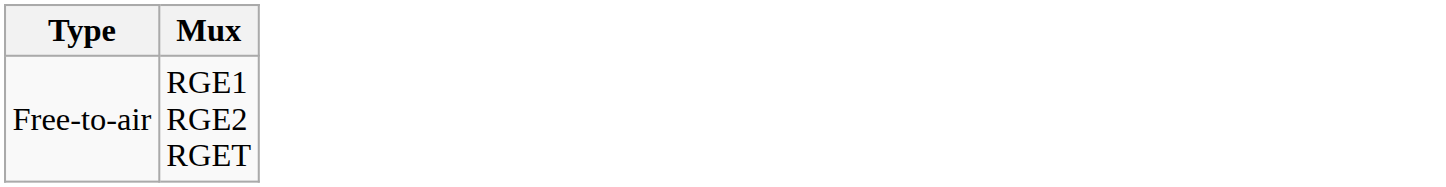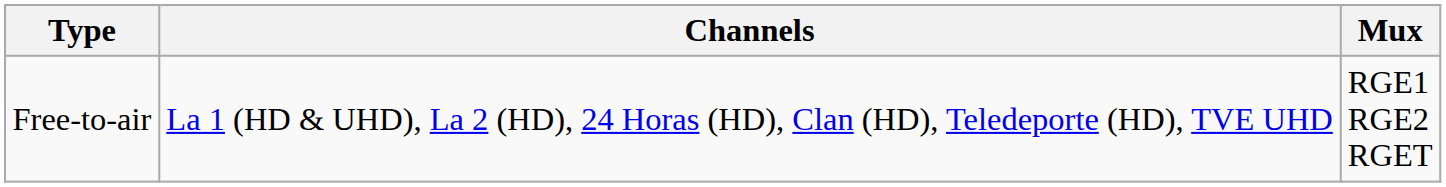+ column: (750, 30)
